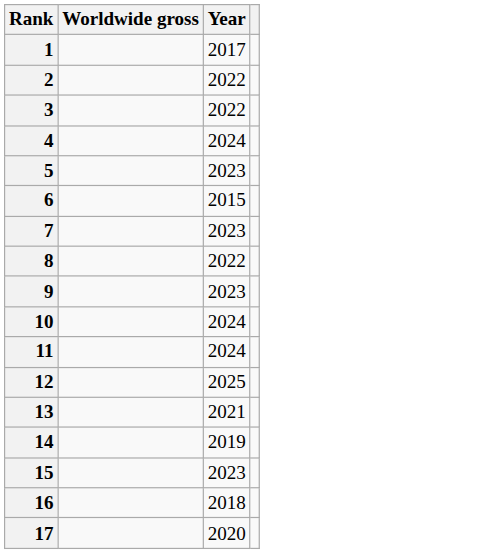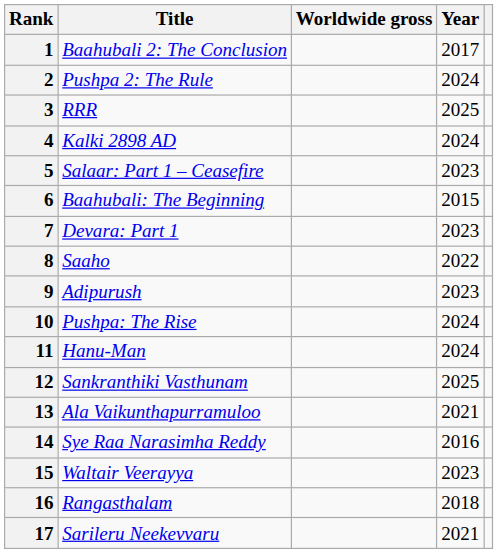+ column: (175, 19)
(227, 79) 2022 -> (460, 79) 2024
(227, 110) 2022 -> (460, 110) 2025
(227, 442) 2019 -> (460, 442) 2016
(227, 532) 2020 -> (460, 532) 2021
